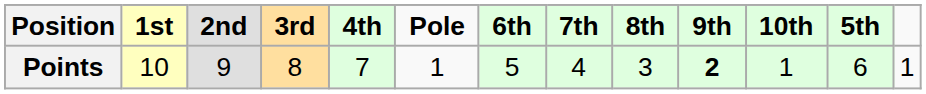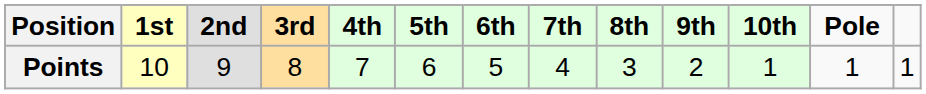columns swapped: (860, 25) <-> (437, 25)
(712, 67) bold -> (696, 67) normal
